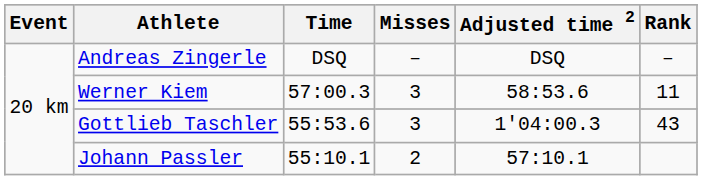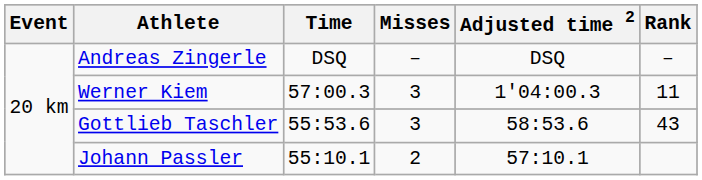(547, 92) 58:53.6 -> (547, 92) 1'04:00.3
(547, 125) 1'04:00.3 -> (547, 125) 58:53.6
